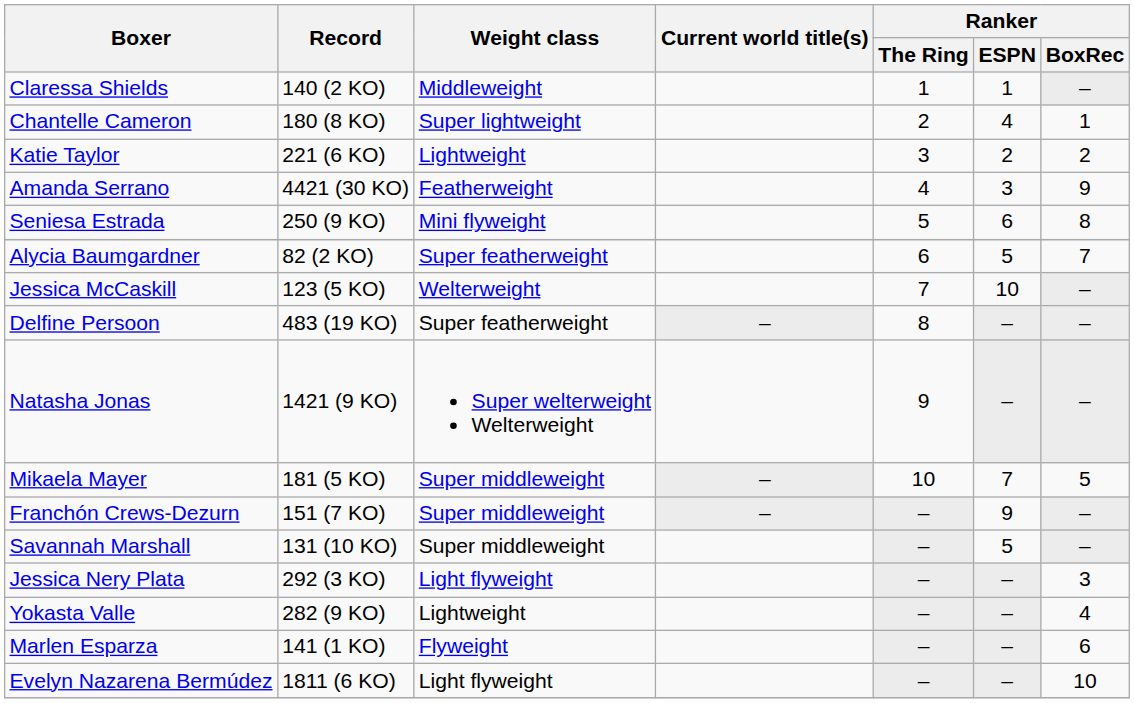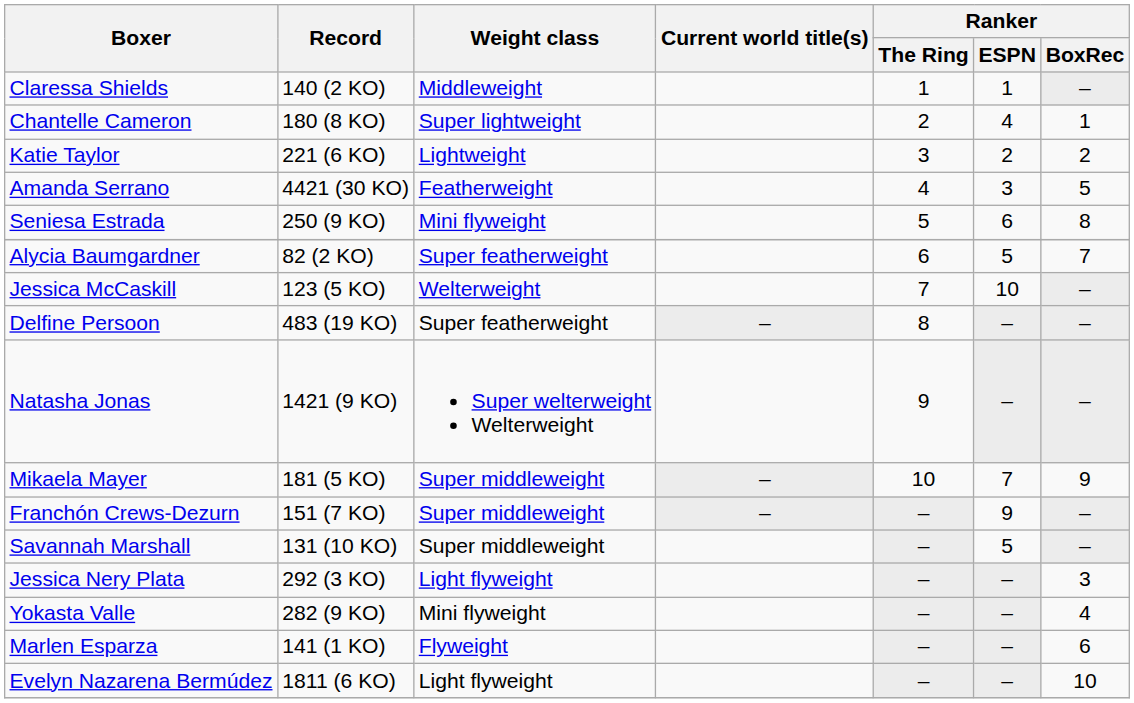(1085, 188) 9 -> (1085, 188) 5
(1085, 479) 5 -> (1085, 479) 9
(472, 613) Lightweight -> (482, 613) Mini flyweight
